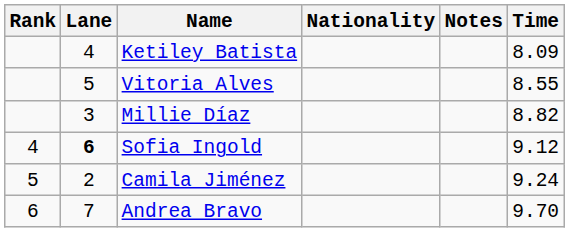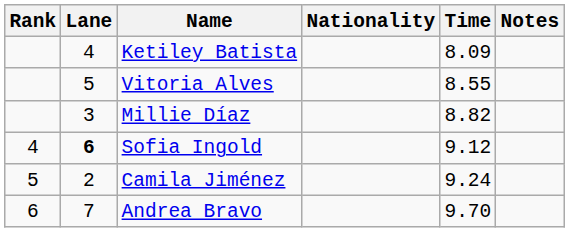columns swapped: (536, 21) <-> (474, 21)
